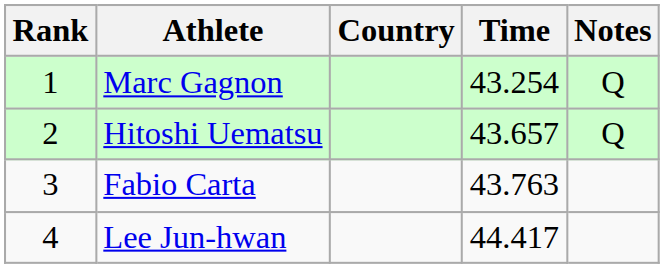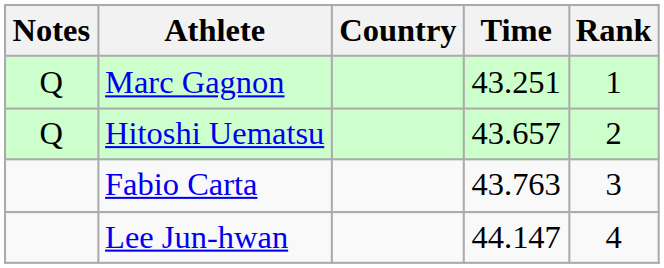columns swapped: (50, 30) <-> (613, 30)
(514, 81) 43.254 -> (516, 81) 43.251
(514, 236) 44.417 -> (516, 236) 44.147
